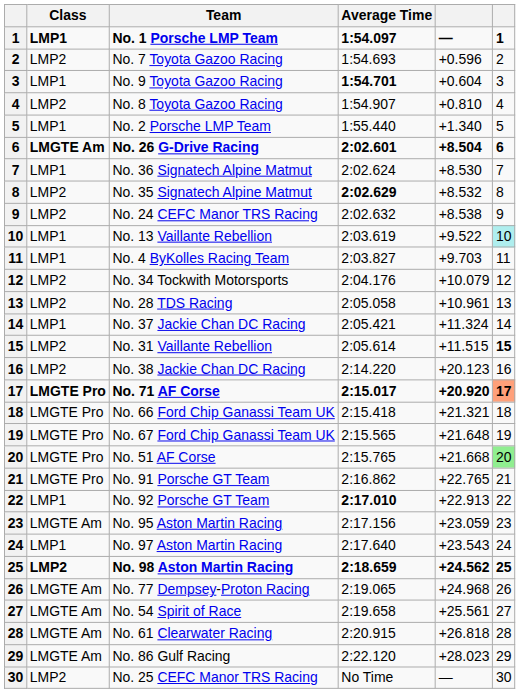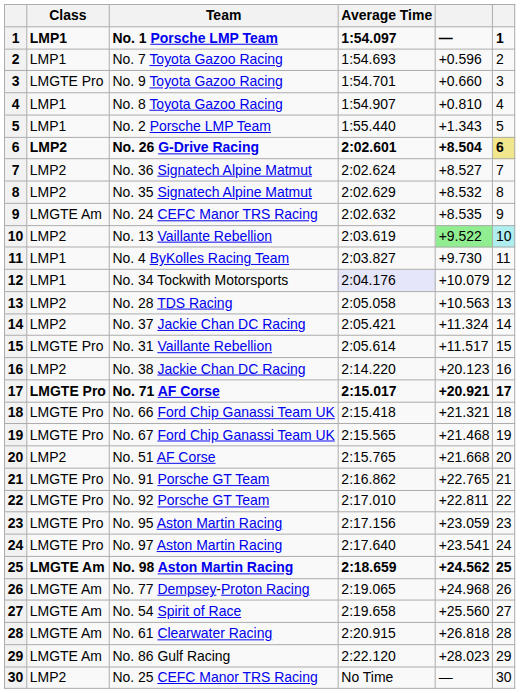(48, 60) LMP2 -> (48, 60) LMP1
(48, 82) LMP1 -> (67, 82) LMGTE Pro
(369, 82) bold -> (369, 82) normal
(460, 82) +0.604 -> (460, 82) +0.660
(48, 104) LMP2 -> (48, 104) LMP1
(460, 126) +1.340 -> (460, 126) +1.343
(67, 148) LMGTE Am -> (48, 148) LMP2
(500, 148) no background -> (500, 148) khaki background
(48, 170) LMP1 -> (48, 170) LMP2
(460, 170) +8.530 -> (460, 170) +8.527
(369, 192) bold -> (369, 192) normal
(48, 215) LMP2 -> (66, 215) LMGTE Am
(460, 215) +8.538 -> (460, 215) +8.535
(48, 237) LMP1 -> (48, 237) LMP2
(460, 237) no background -> (460, 237) lightgreen background
(460, 259) +9.703 -> (460, 259) +9.730
(48, 281) LMP2 -> (48, 281) LMP1
(369, 281) no background -> (369, 281) lavender background
(464, 303) +10.961 -> (464, 303) +10.563
(48, 325) LMP1 -> (48, 325) LMP2
(48, 347) LMP2 -> (67, 347) LMGTE Pro
(464, 347) +11.515 -> (464, 347) +11.517
(504, 347) bold -> (504, 347) normal
(464, 391) +20.920 -> (464, 391) +20.921
(504, 391) lightsalmon background -> (504, 391) no background
(464, 435) +21.648 -> (464, 435) +21.468
(67, 457) LMGTE Pro -> (48, 457) LMP2
(504, 457) lightgreen background -> (504, 457) no background
(48, 501) LMP1 -> (67, 501) LMGTE Pro
(369, 501) bold -> (369, 501) normal
(464, 501) +22.913 -> (464, 501) +22.811
(66, 523) LMGTE Am -> (67, 523) LMGTE Pro
(48, 546) LMP1 -> (67, 546) LMGTE Pro
(464, 546) +23.543 -> (464, 546) +23.541
(48, 568) LMP2 -> (67, 568) LMGTE Am
(464, 612) +25.561 -> (464, 612) +25.560
